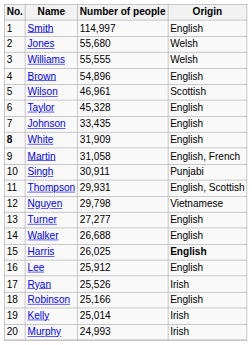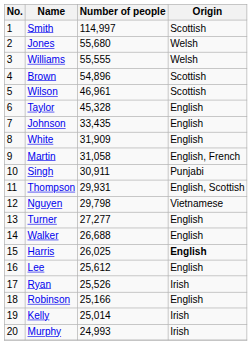(187, 28) English -> (188, 28) Scottish
(187, 76) English -> (188, 76) Scottish
(9, 140) bold -> (9, 140) normal
(95, 268) 25,912 -> (95, 268) 25,612
